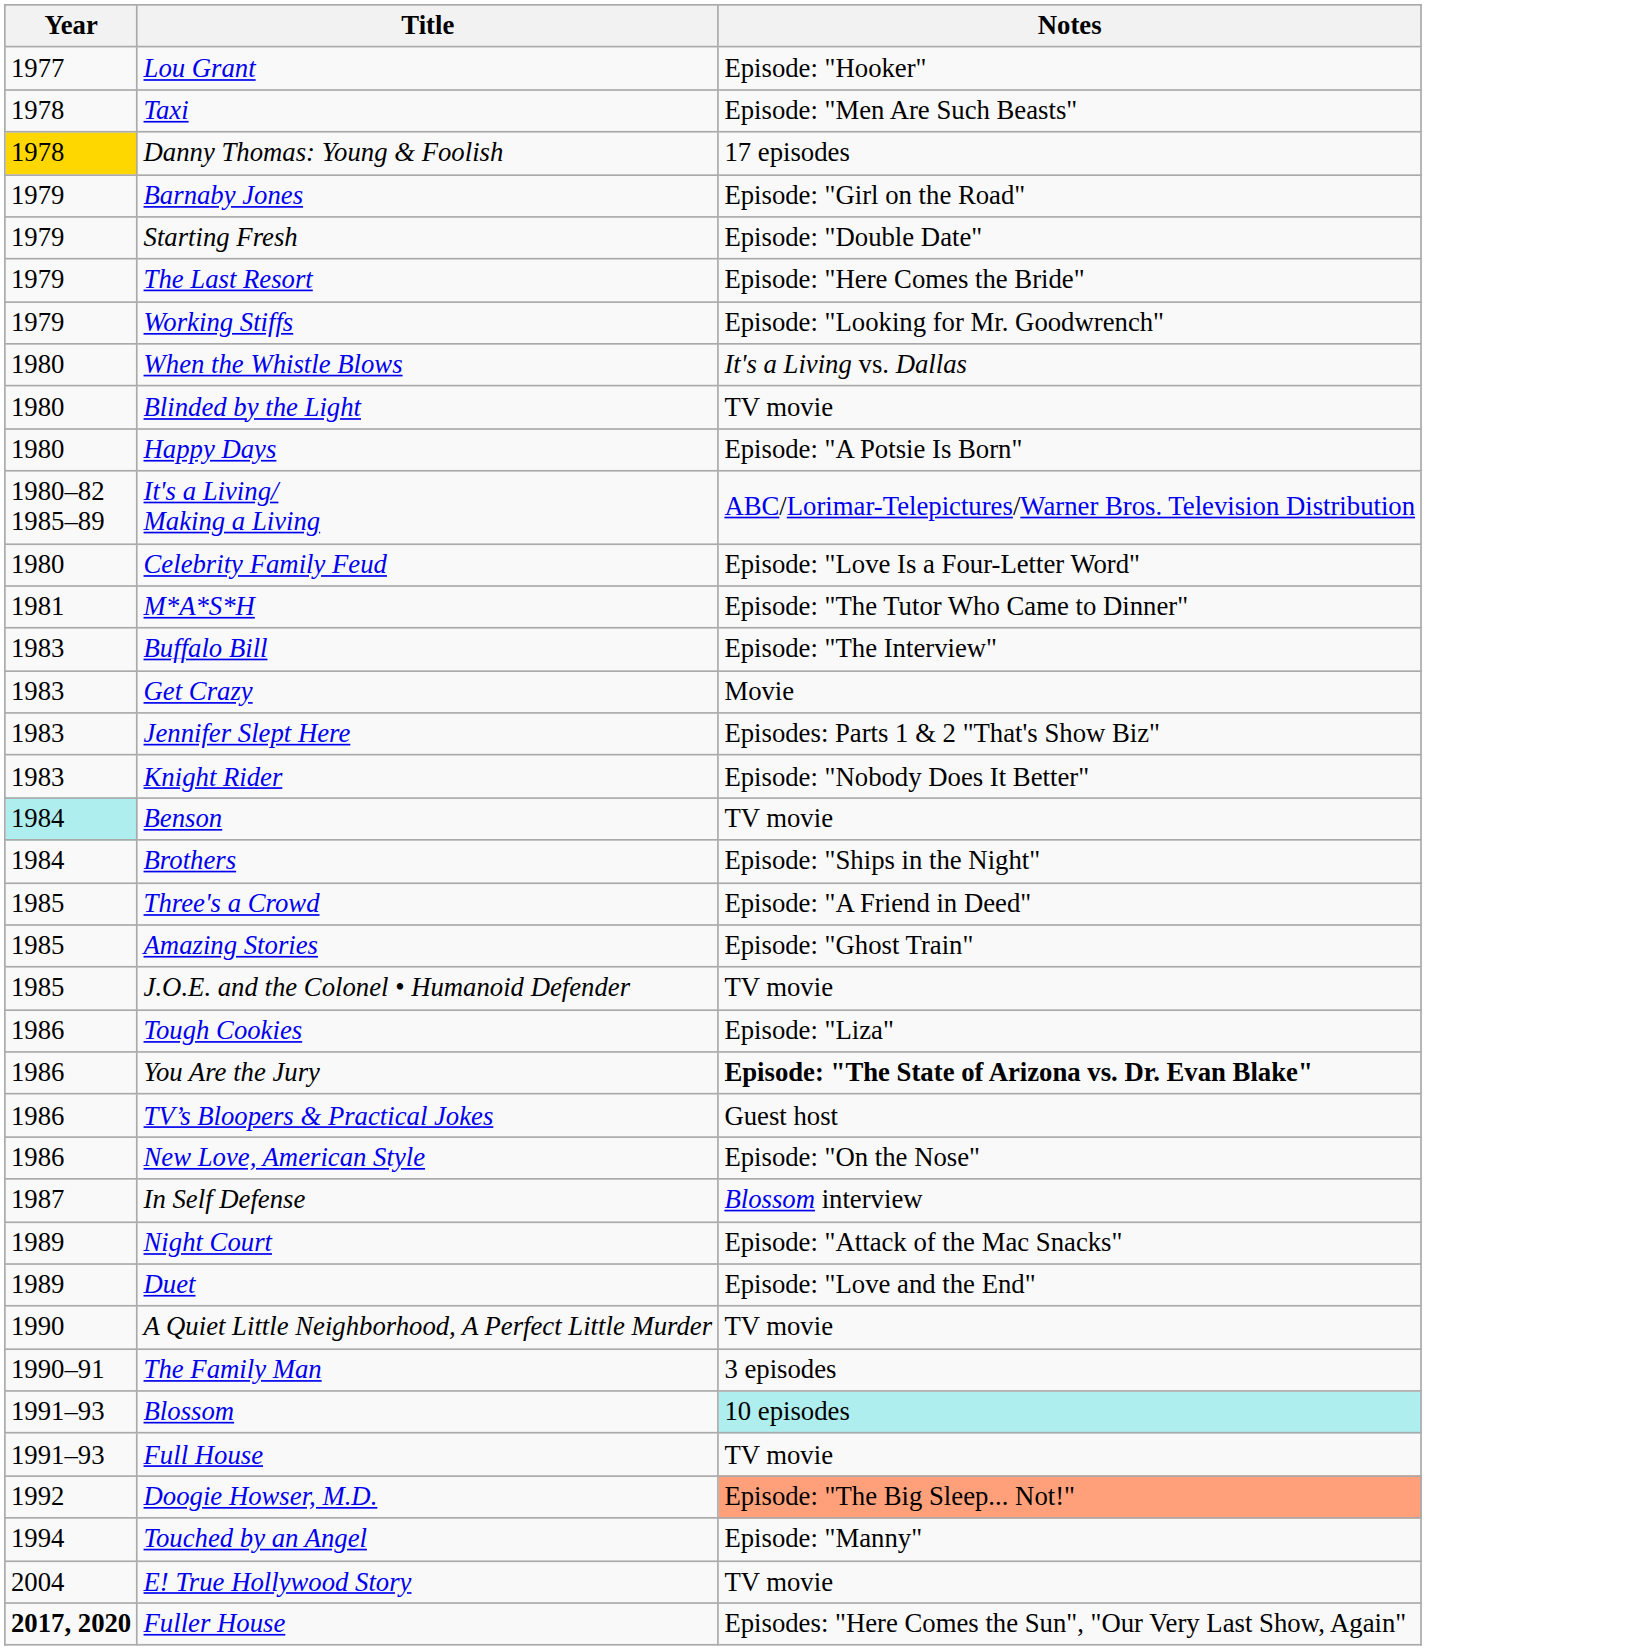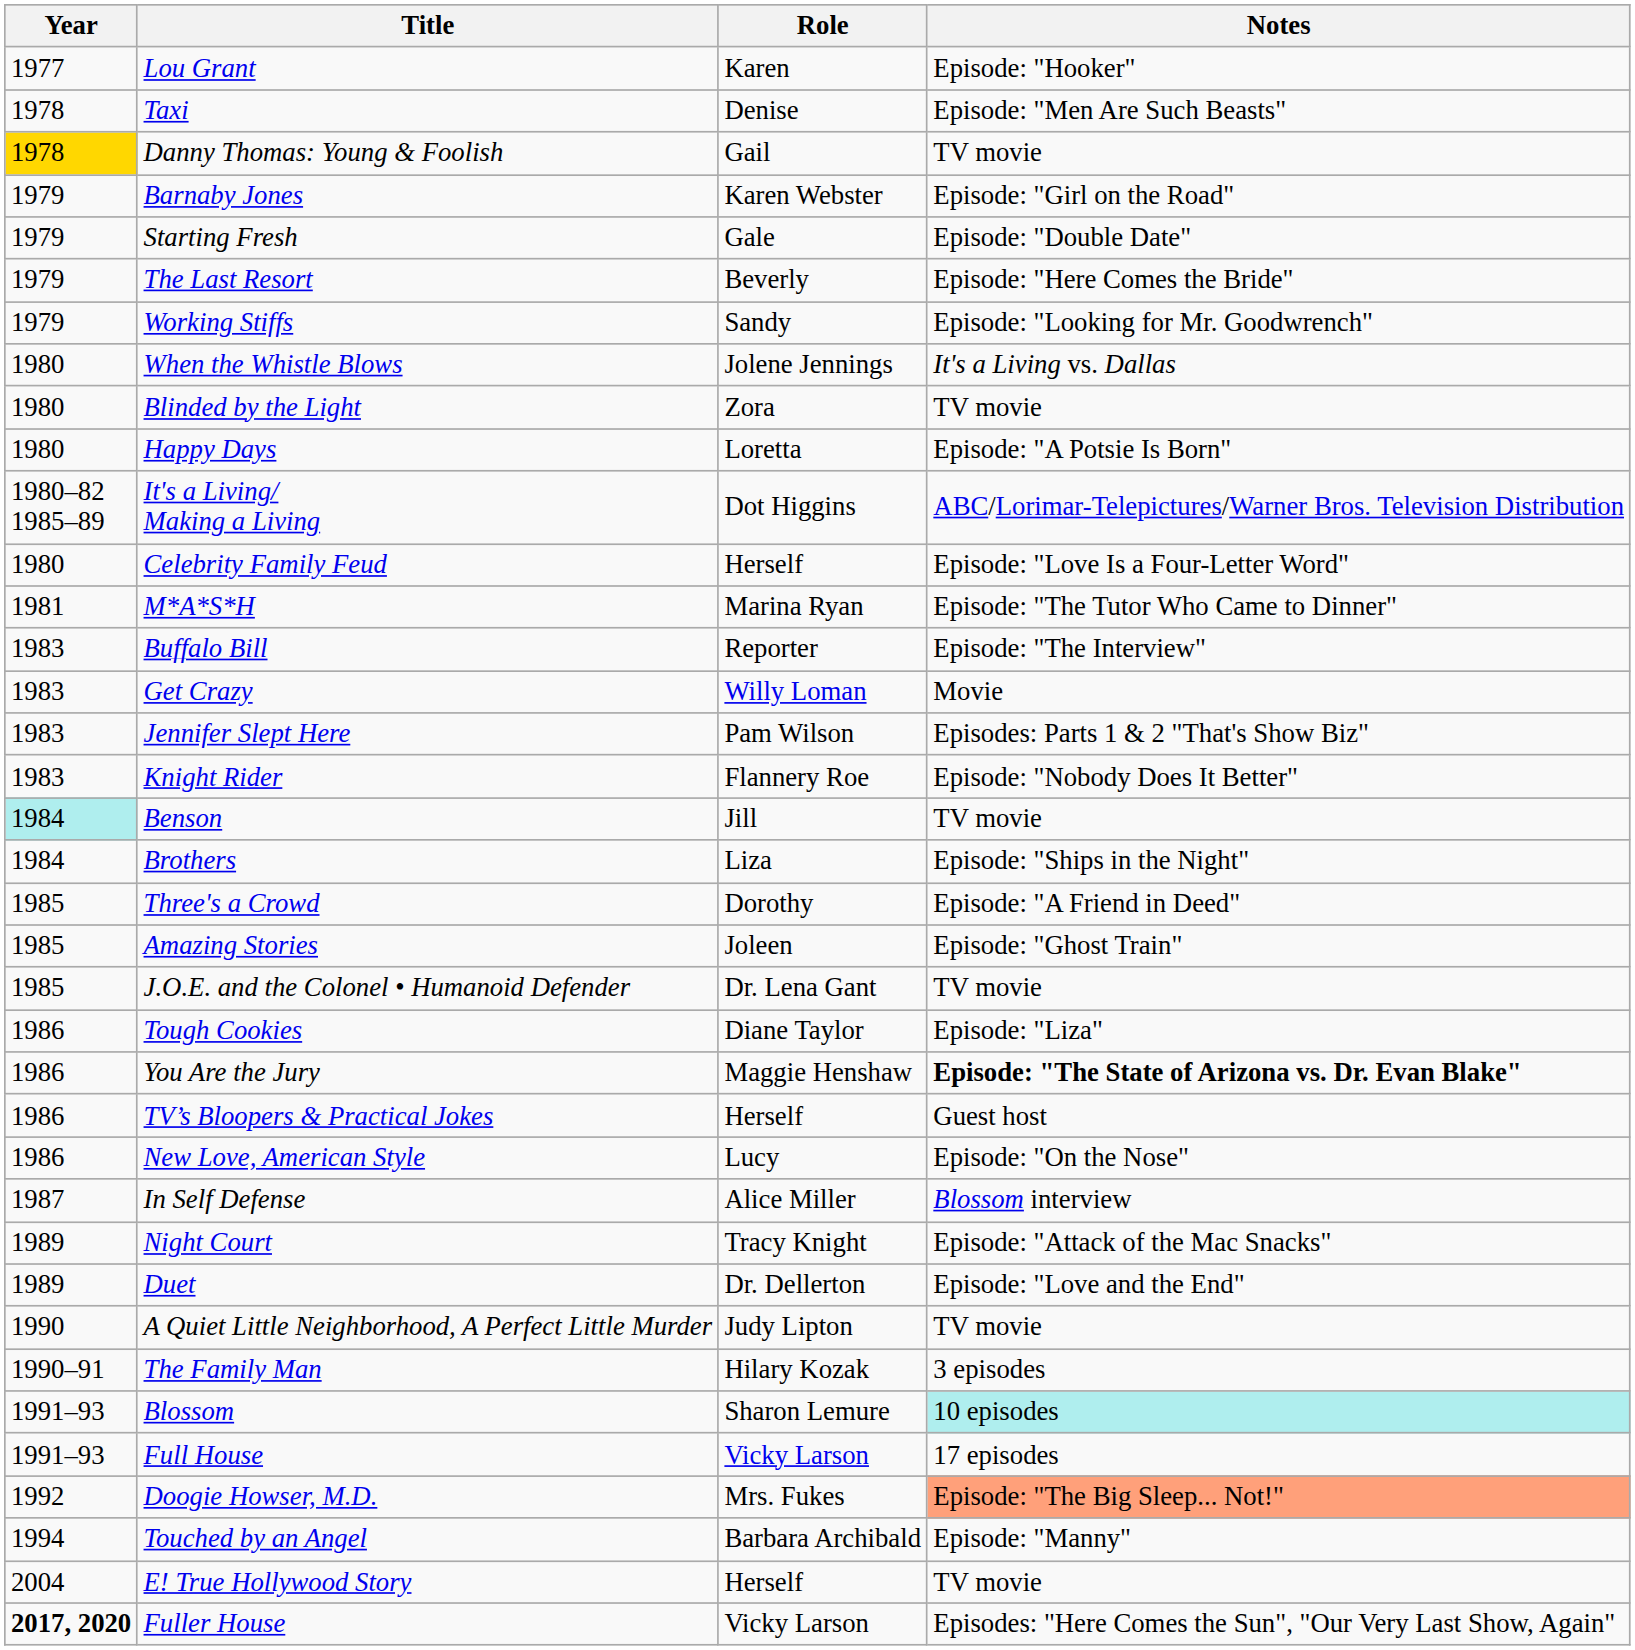+ column: (823, 25)
(787, 152) 17 episodes -> (988, 152) TV movie
(779, 1454) TV movie -> (996, 1454) 17 episodes
